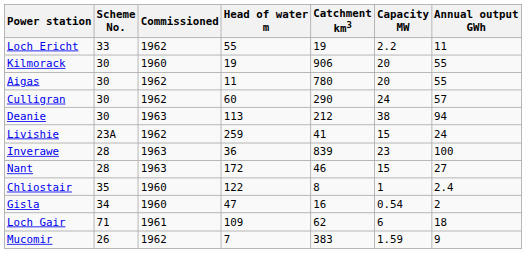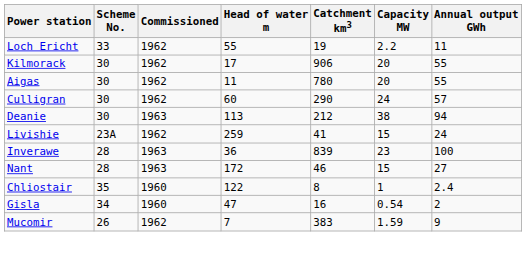(154, 64) 1960 -> (154, 64) 1962
(230, 64) 19 -> (230, 64) 17
- row: (36, 222)
